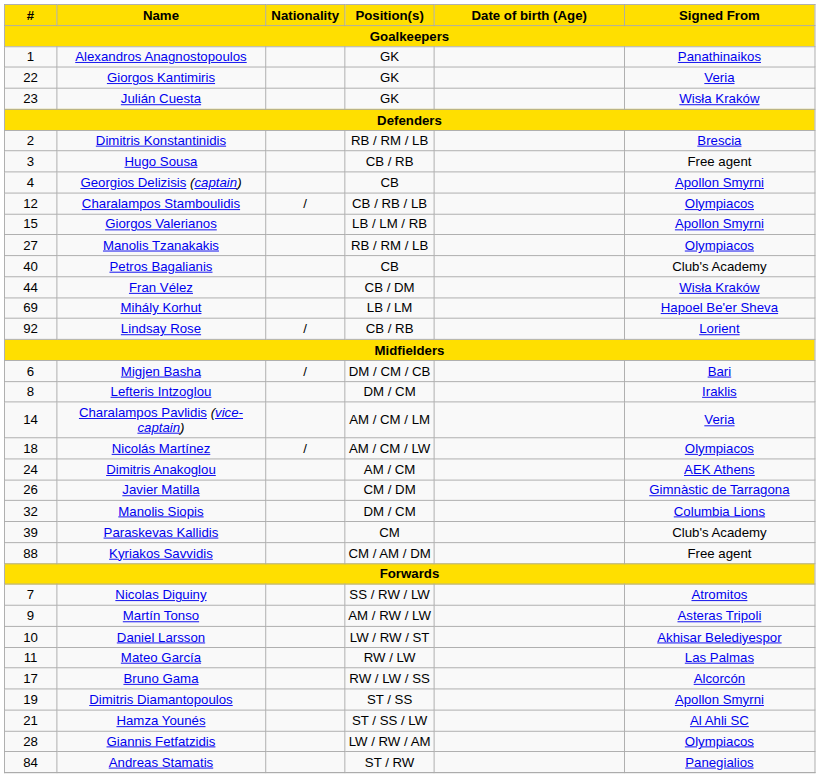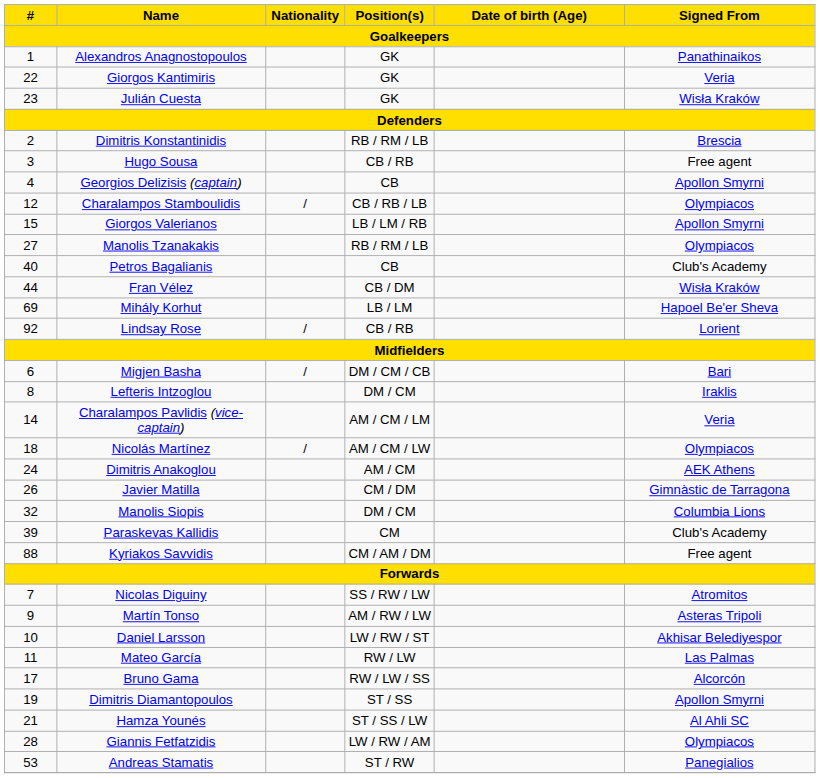(31, 763) 84 -> (31, 763) 53
